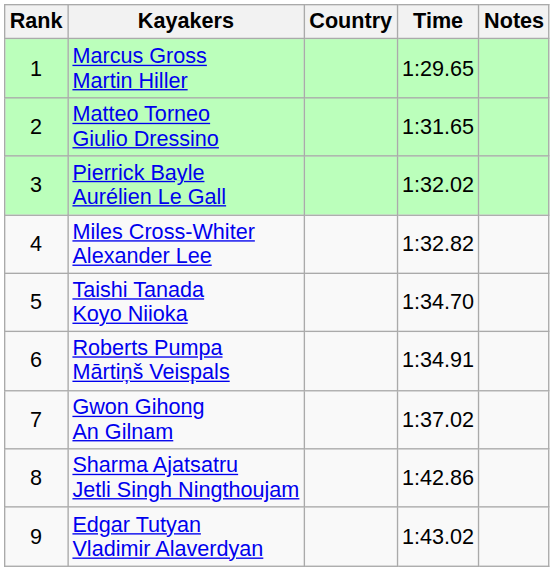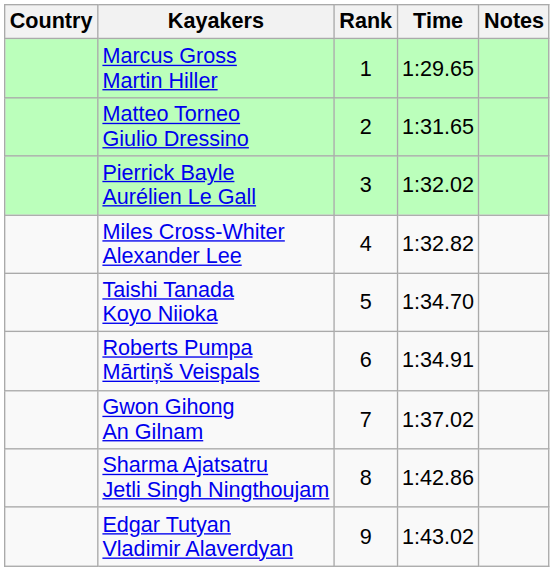columns swapped: (36, 21) <-> (351, 21)
